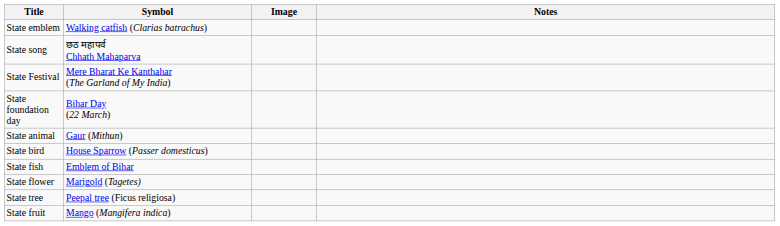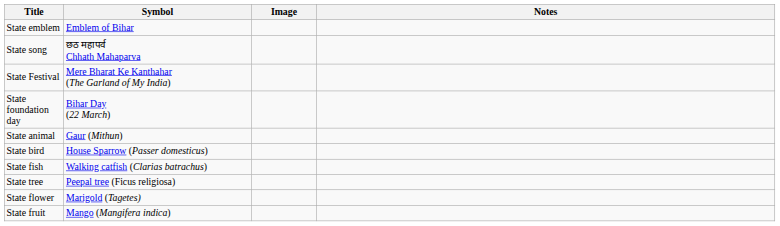(136, 27) Walking catfish (Clarias batrachus) -> (100, 27) Emblem of Bihar
(100, 166) Emblem of Bihar -> (136, 166) Walking catfish (Clarias batrachus)
rows swapped: (30, 182) <-> (25, 197)
